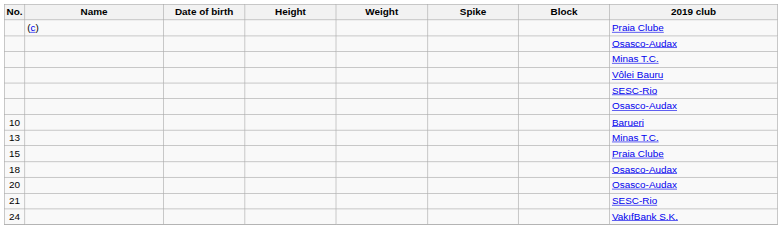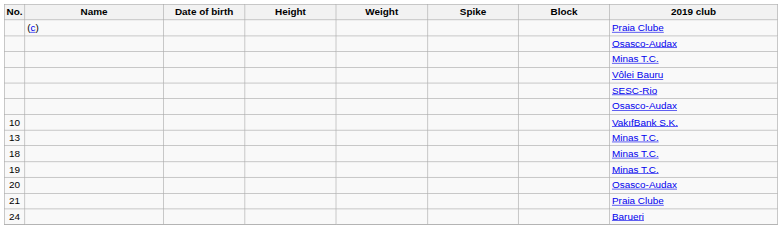(628, 122) Barueri -> (645, 122) VakıfBank S.K.
- row: (15, 153)
(644, 169) Osasco-Audax -> (635, 153) Minas T.C.
+ row: (15, 169)
(635, 201) SESC-Rio -> (638, 201) Praia Clube
(645, 216) VakıfBank S.K. -> (628, 216) Barueri
